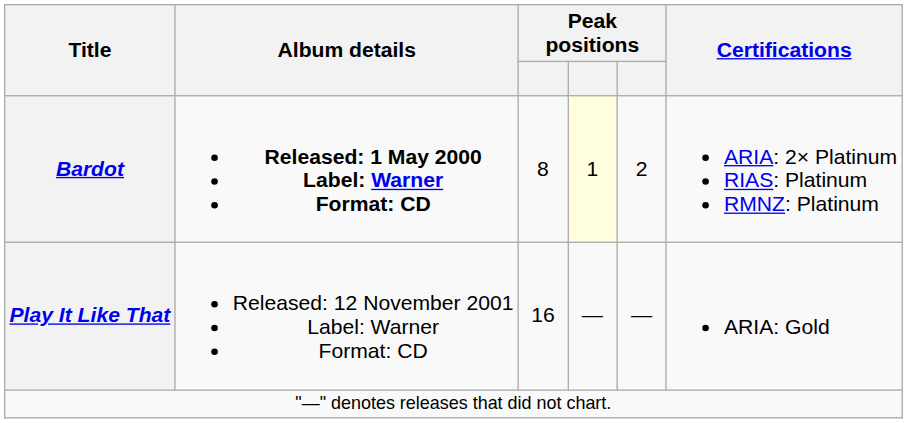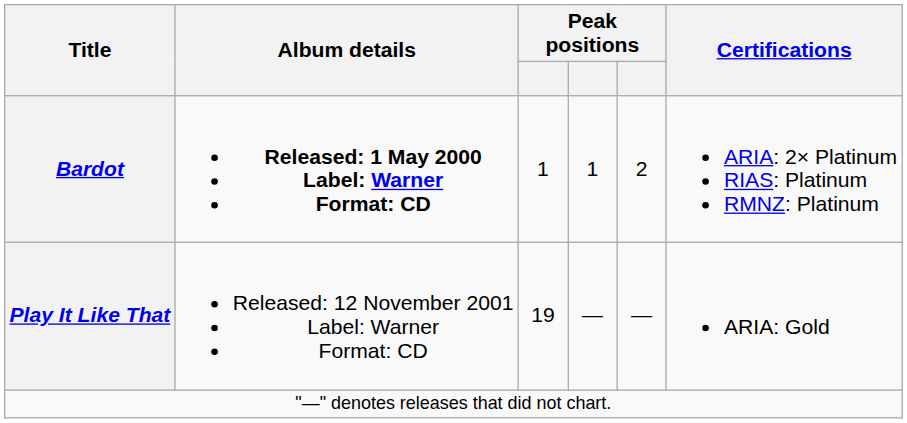(543, 168) 8 -> (543, 168) 1
(592, 168) lightyellow background -> (592, 168) no background
(543, 315) 16 -> (543, 315) 19
